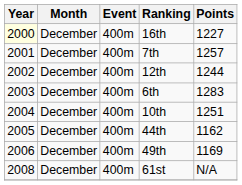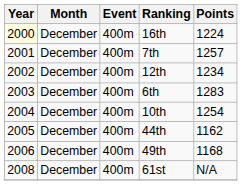(210, 33) 1227 -> (210, 33) 1224
(210, 72) 1244 -> (210, 72) 1234
(210, 111) 1251 -> (210, 111) 1254
(210, 151) 1169 -> (210, 151) 1168
